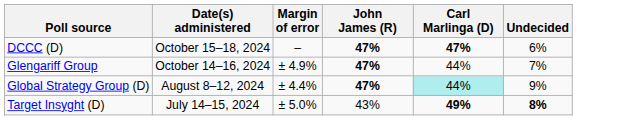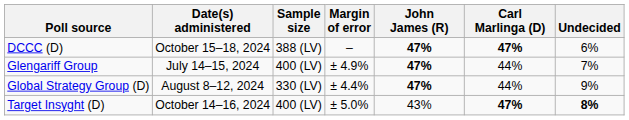+ column: (299, 21)
(213, 67) October 14–16, 2024 -> (213, 67) July 14–15, 2024
(458, 86) paleturquoise background -> (510, 86) no background
(213, 105) July 14–15, 2024 -> (213, 105) October 14–16, 2024
(458, 105) 49% -> (510, 105) 47%
